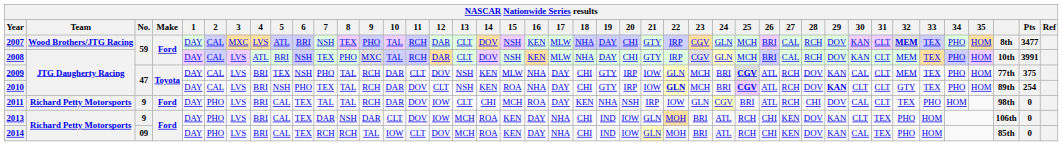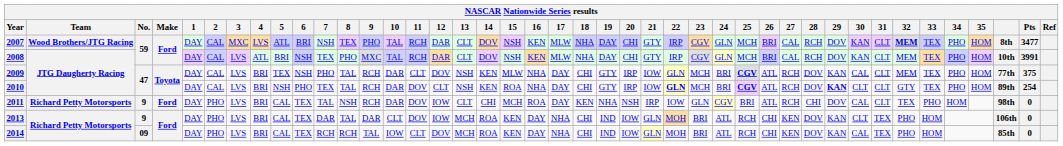(348, 103) TAL -> (348, 103) NSH
(348, 118) NSH -> (348, 118) TAL
